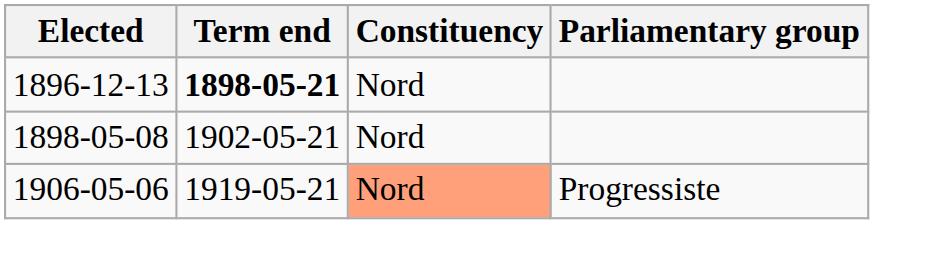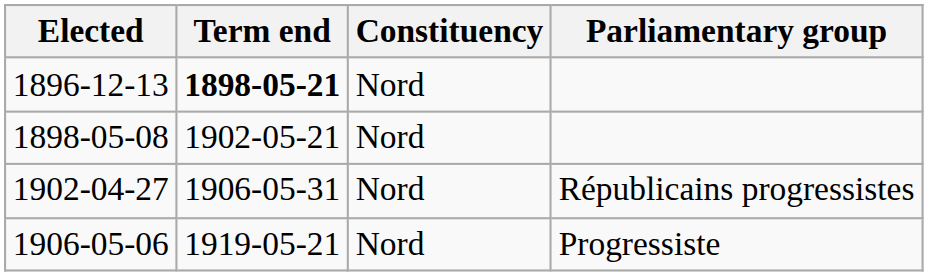+ row: (91, 190)
(390, 190) lightsalmon background -> (390, 243) no background
